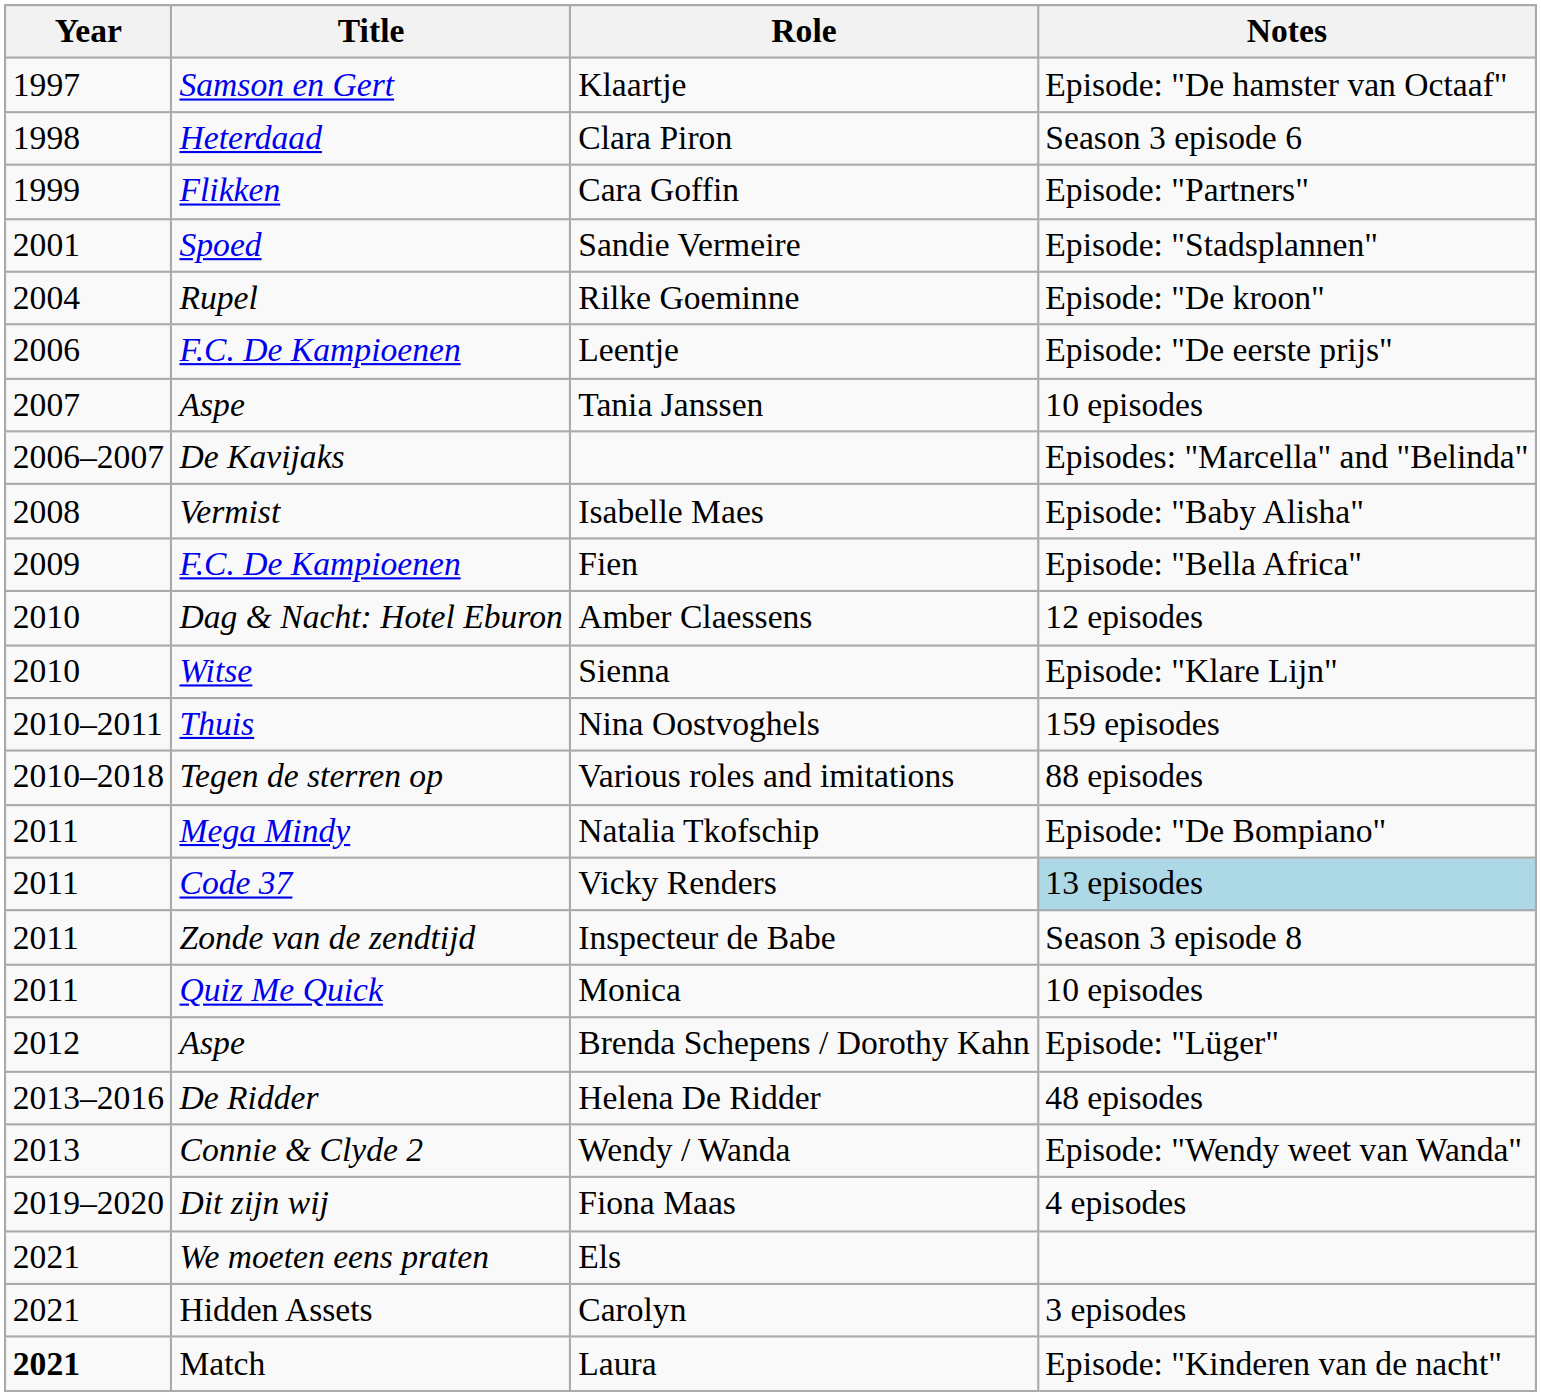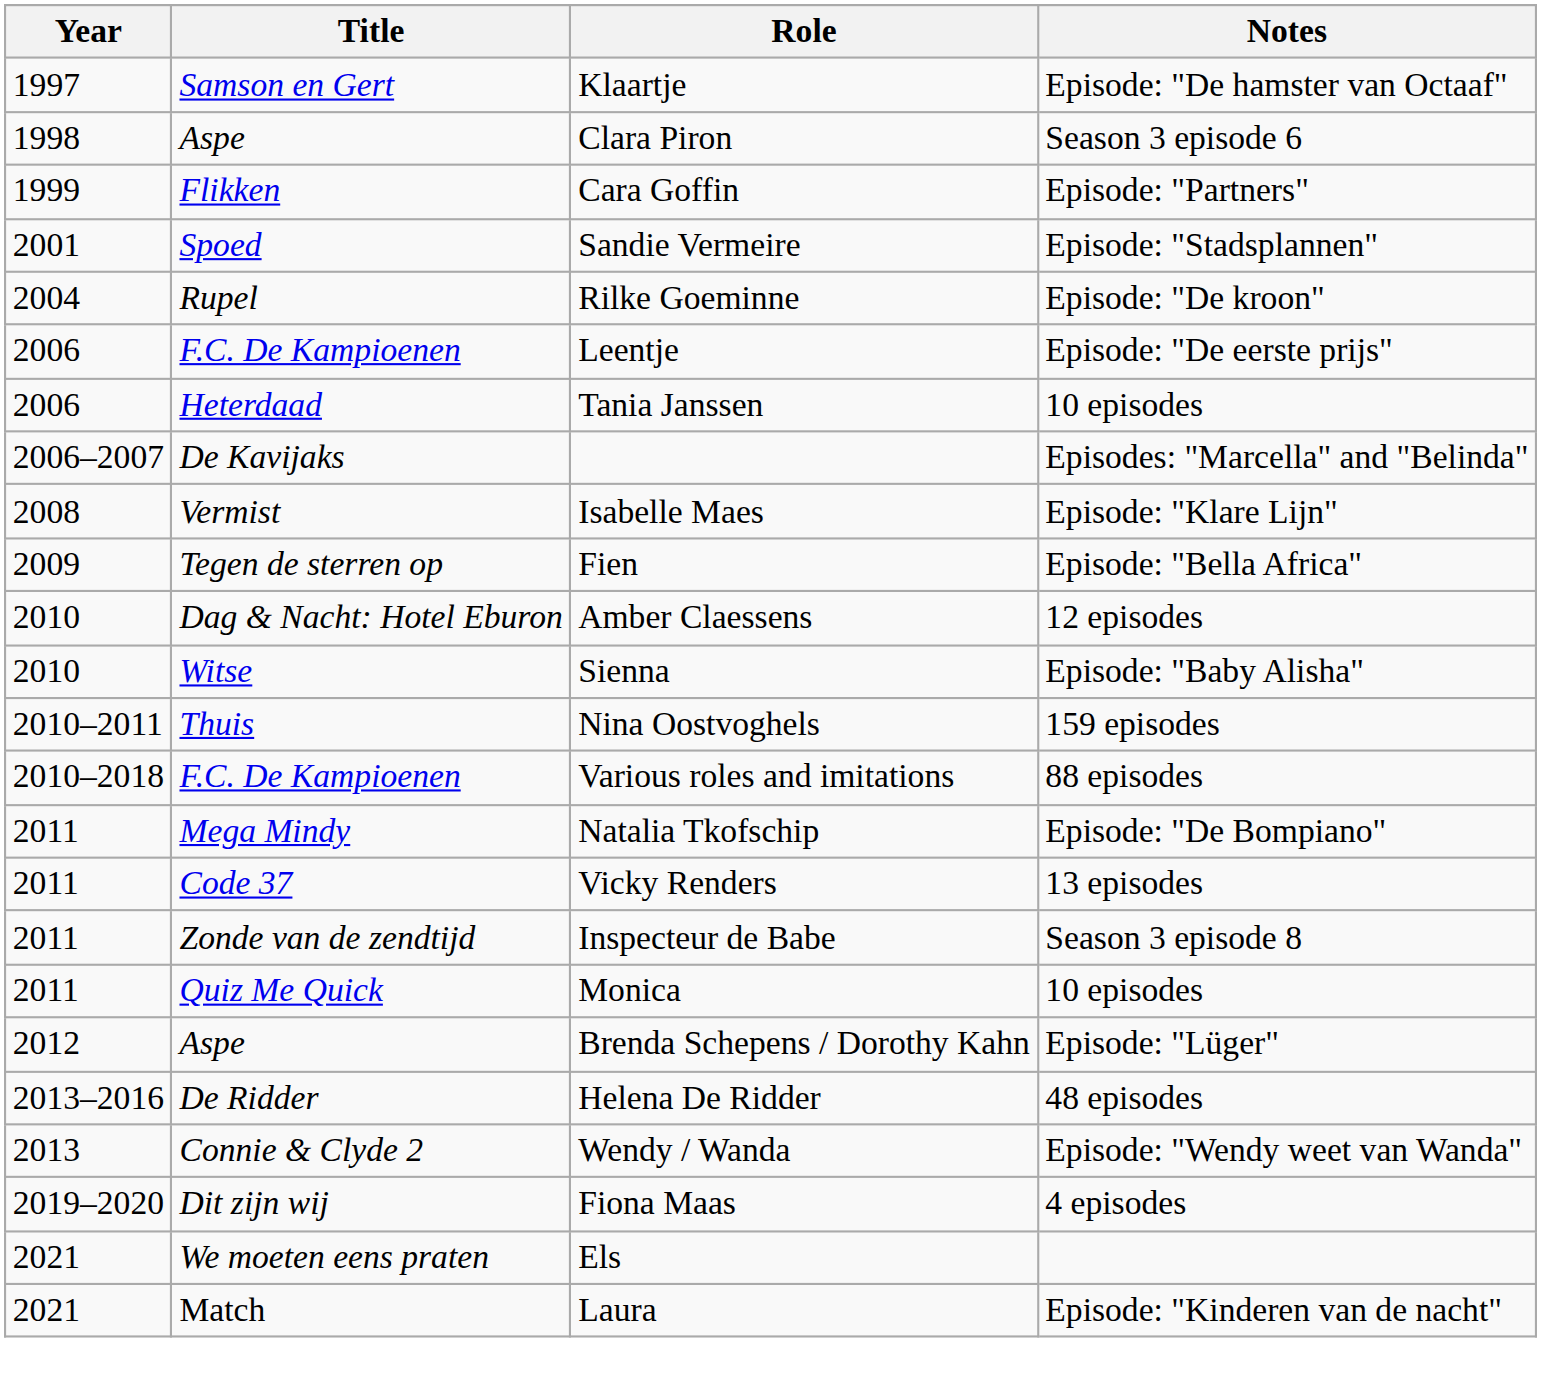(251, 137) Heterdaad -> (212, 137) Aspe
(46, 404) 2007 -> (46, 404) 2006
(212, 404) Aspe -> (251, 404) Heterdaad
(1205, 510) Episode: "Baby Alisha" -> (1192, 510) Episode: "Klare Lijn"
(320, 564) F.C. De Kampioenen -> (311, 564) Tegen de sterren op
(1192, 670) Episode: "Klare Lijn" -> (1205, 670) Episode: "Baby Alisha"
(311, 777) Tegen de sterren op -> (320, 777) F.C. De Kampioenen
(1124, 883) lightblue background -> (1124, 883) no background
- row: (632, 1310)
(46, 1363) bold -> (46, 1310) normal
